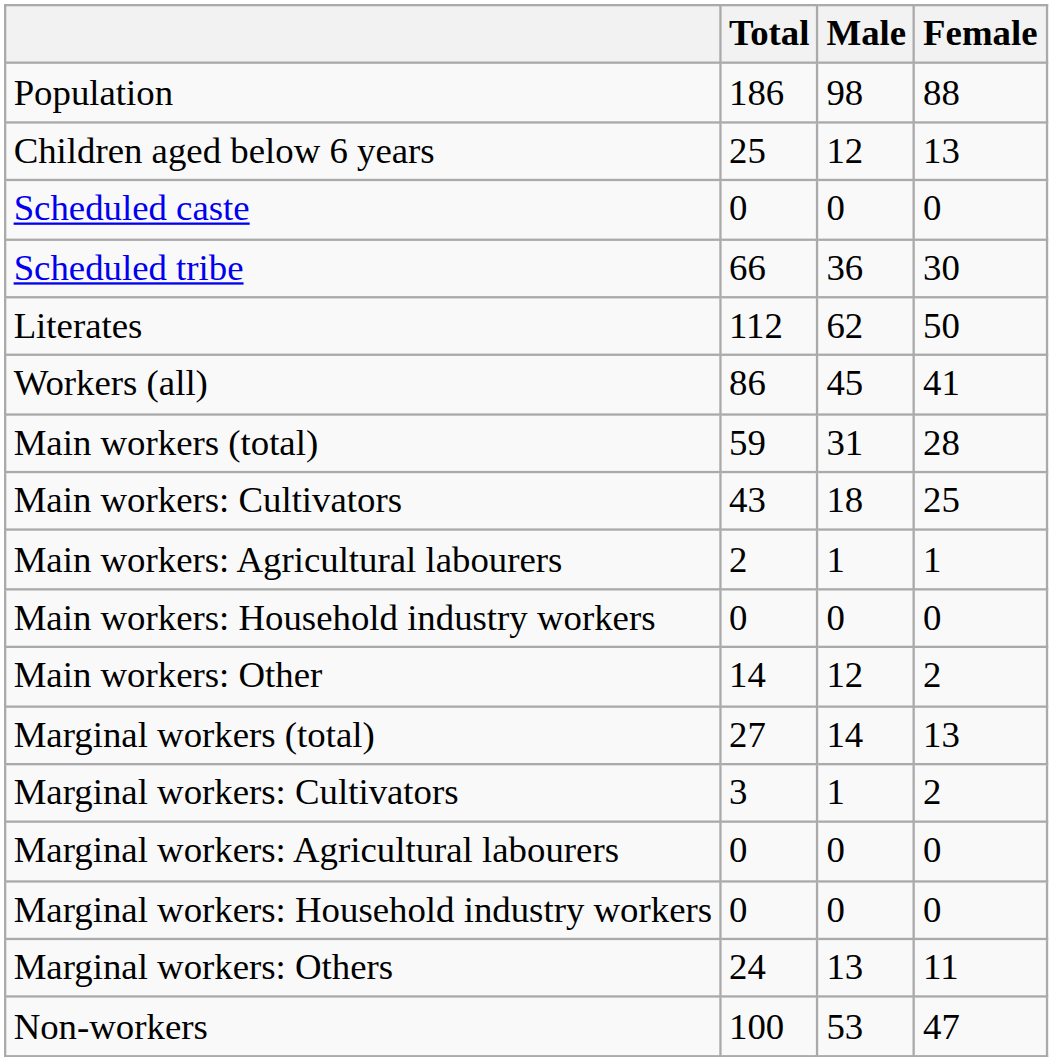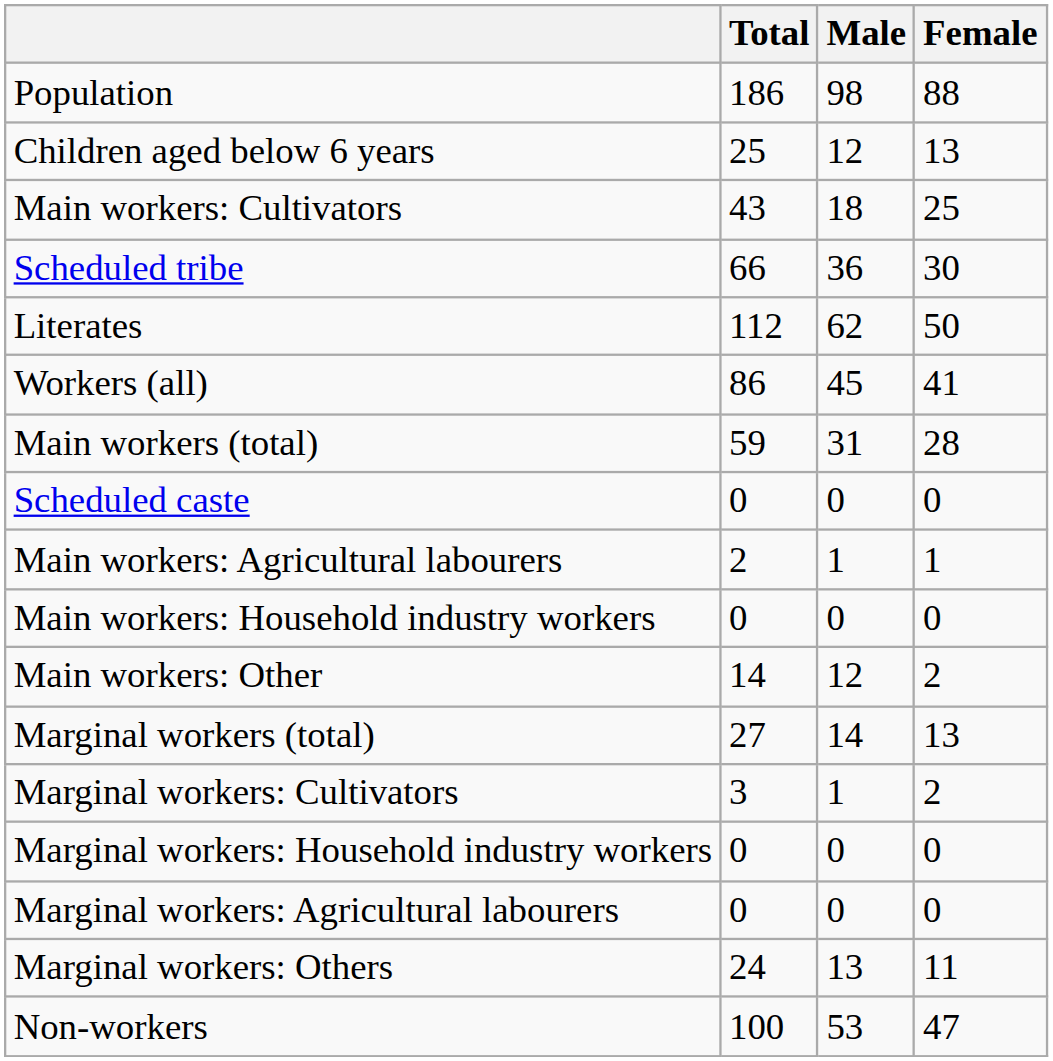rows swapped: (132, 208) <-> (208, 500)
rows swapped: (316, 850) <-> (363, 909)
